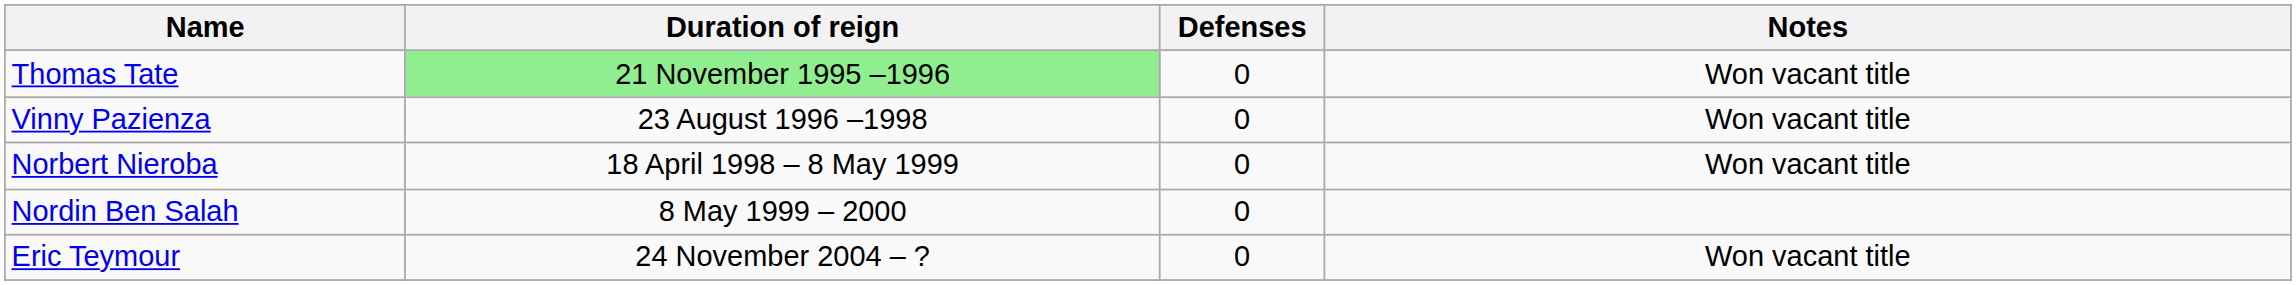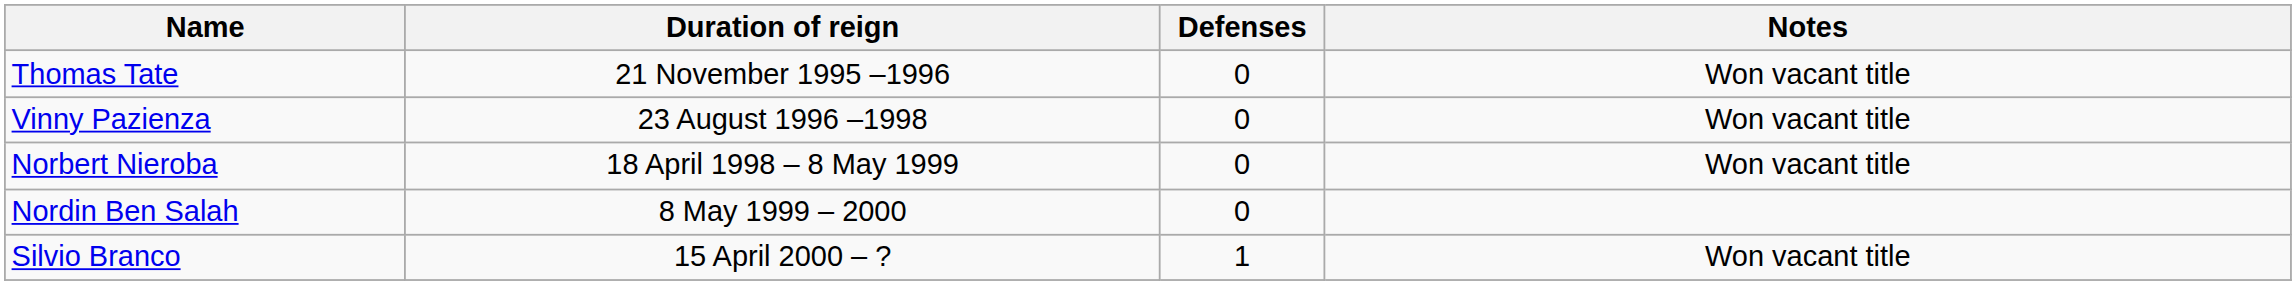(783, 73) lightgreen background -> (783, 73) no background
+ row: (96, 257)
- row: (96, 257)
